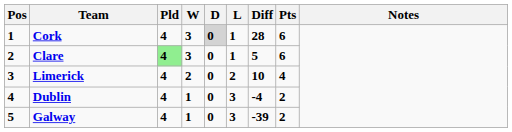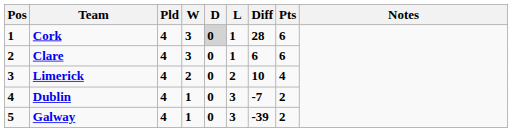(164, 55) lightgreen background -> (164, 55) no background
(255, 55) 5 -> (255, 55) 6
(257, 96) -4 -> (257, 96) -7
